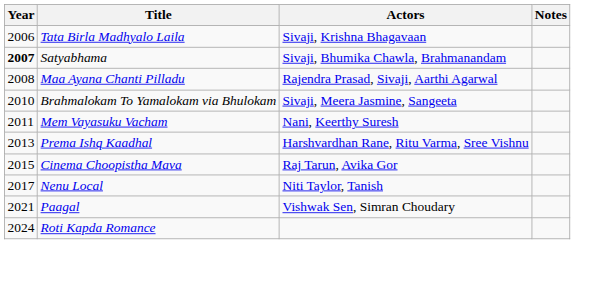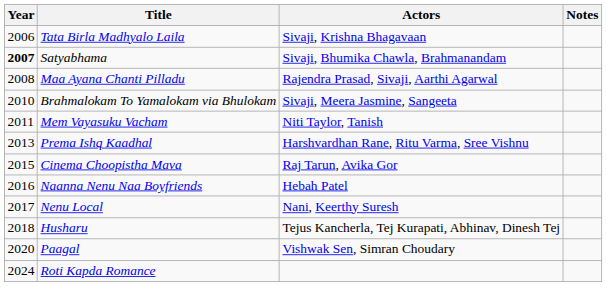(341, 121) Nani, Keerthy Suresh -> (333, 121) Niti Taylor, Tanish
+ row: (121, 185)
(333, 185) Niti Taylor, Tanish -> (341, 206) Nani, Keerthy Suresh
+ row: (64, 228)
(21, 206) 2021 -> (21, 249) 2020
